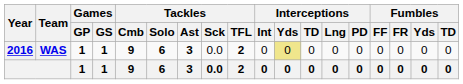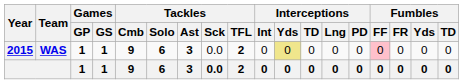(20, 50) 2016 -> (20, 50) 2015
(380, 50) no background -> (380, 50) pink background
